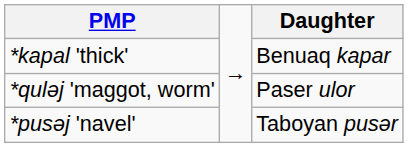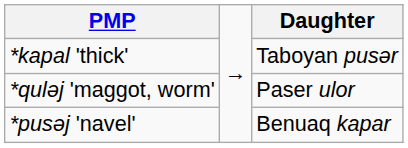(324, 55) Benuaq kapar -> (327, 55) Taboyan pusər
(327, 124) Taboyan pusər -> (324, 124) Benuaq kapar
